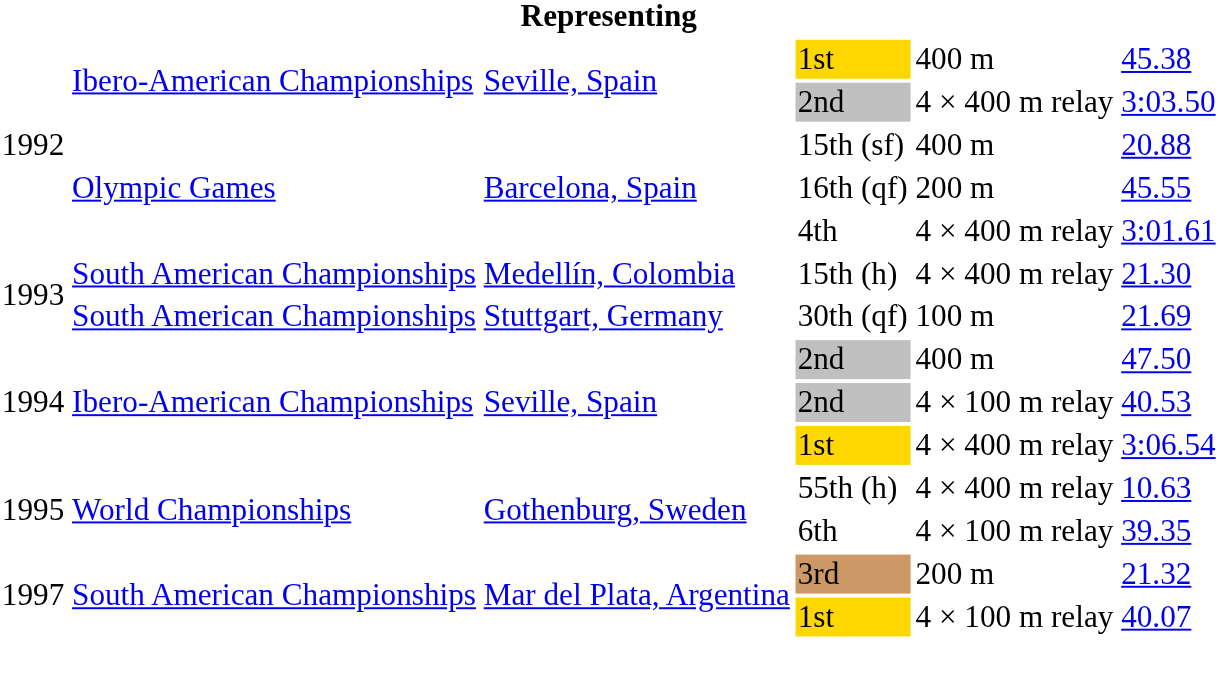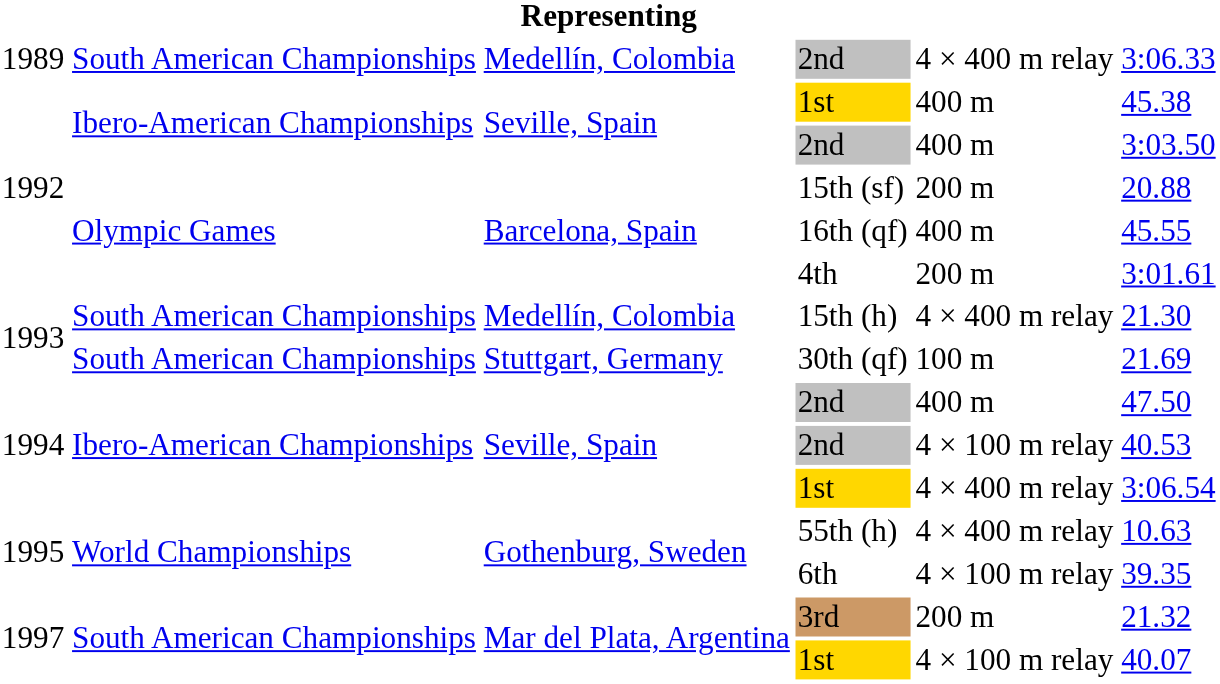+ row: (33, 58)
(1014, 101) 4 × 400 m relay -> (955, 144) 400 m
(955, 144) 400 m -> (955, 187) 200 m
(955, 187) 200 m -> (955, 230) 400 m
(1014, 230) 4 × 400 m relay -> (955, 273) 200 m
